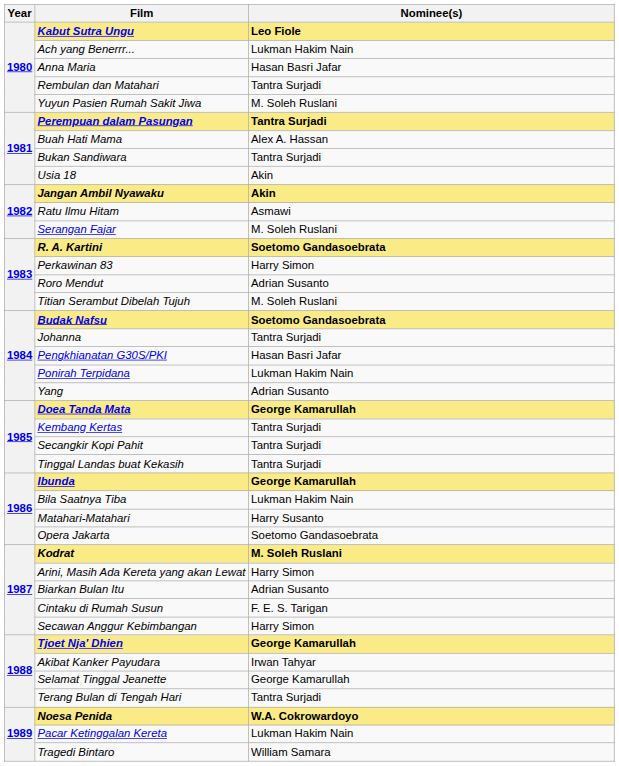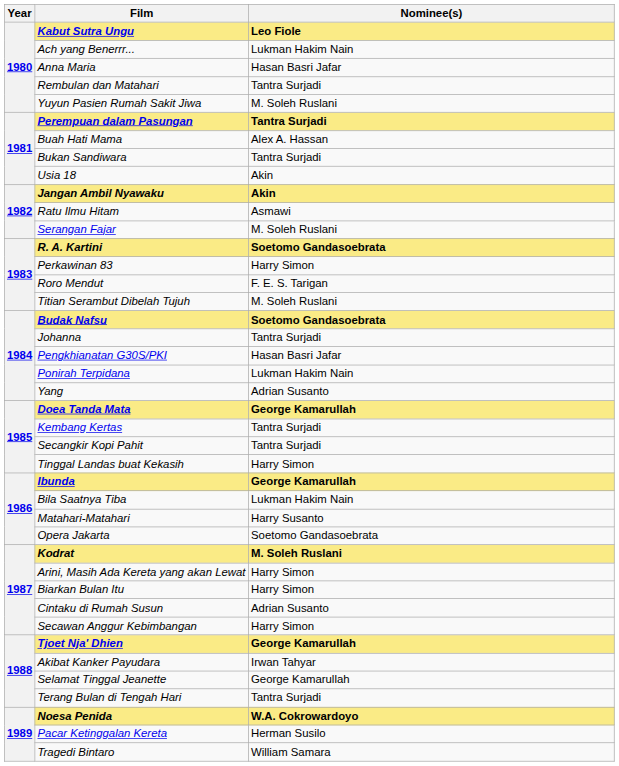(290, 283) Adrian Susanto -> (289, 283) F. E. S. Tarigan
(286, 463) Tantra Surjadi -> (283, 463) Harry Simon
(290, 590) Adrian Susanto -> (283, 590) Harry Simon
(289, 608) F. E. S. Tarigan -> (290, 608) Adrian Susanto
(302, 734) Lukman Hakim Nain -> (288, 734) Herman Susilo
